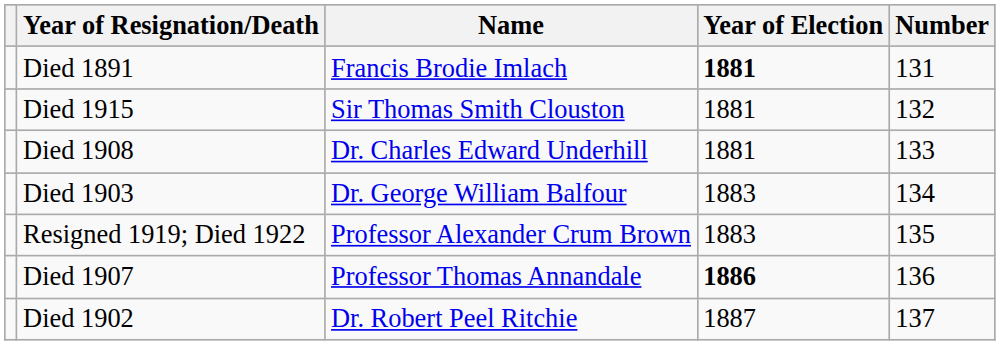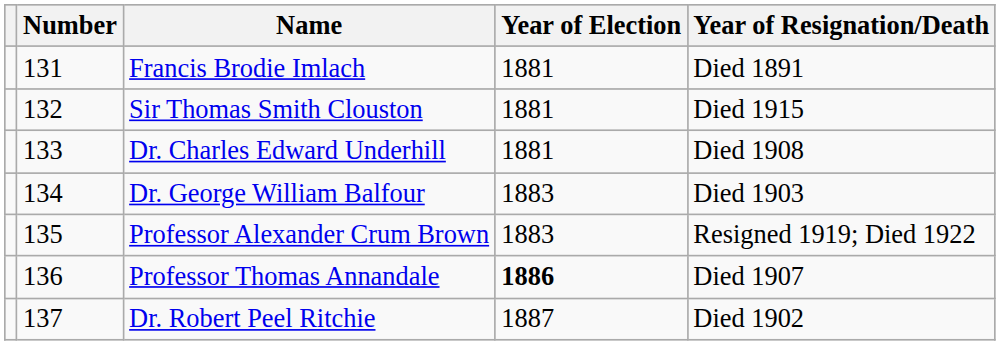columns swapped: (942, 25) <-> (171, 25)
(730, 67) bold -> (528, 67) normal
